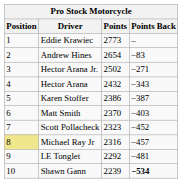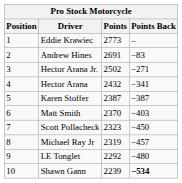(112, 55) 2654 -> (112, 55) 2691
(140, 84) −343 -> (140, 84) −341
(112, 99) 2386 -> (112, 99) 2387
(140, 128) −452 -> (140, 128) −450
(9, 142) khaki background -> (9, 142) no background
(112, 142) 2316 -> (112, 142) 2319
(140, 157) −481 -> (140, 157) −480
